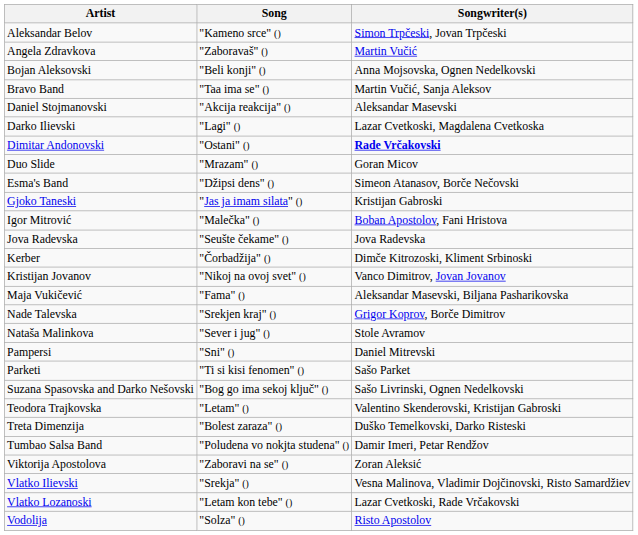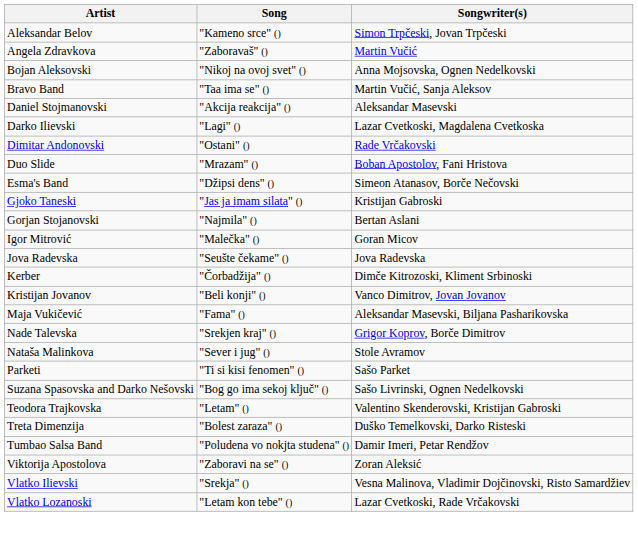(232, 70) "Beli konji" () -> (253, 70) "Nikoj na ovoj svet" ()
(398, 145) bold -> (395, 145) normal
(386, 164) Goran Micov -> (431, 164) Boban Apostolov, Fani Hristova
+ row: (53, 220)
(431, 220) Boban Apostolov, Fani Hristova -> (386, 239) Goran Micov
(253, 276) "Nikoj na ovoj svet" () -> (232, 295) "Beli konji" ()
- row: (29, 351)
- row: (27, 520)
